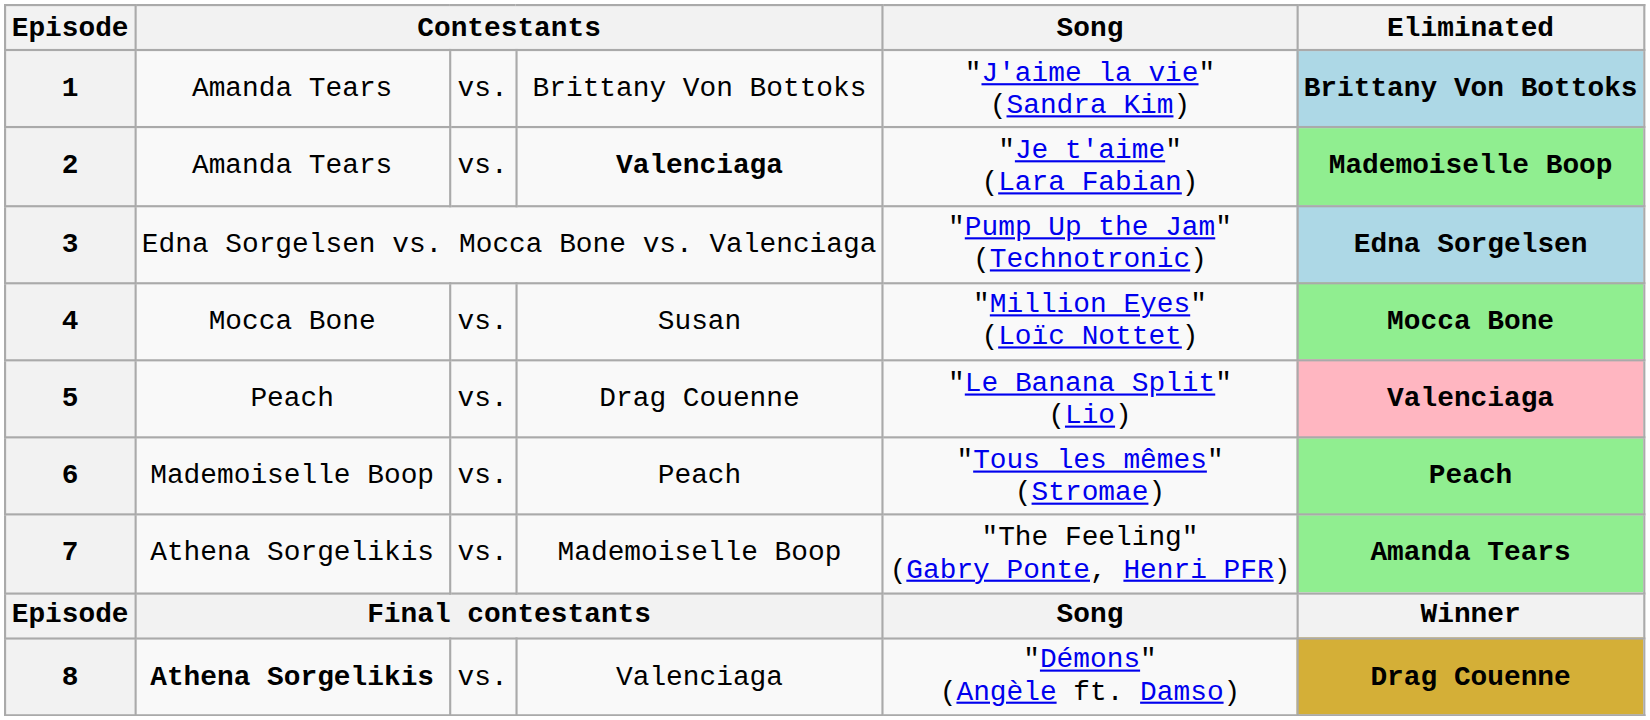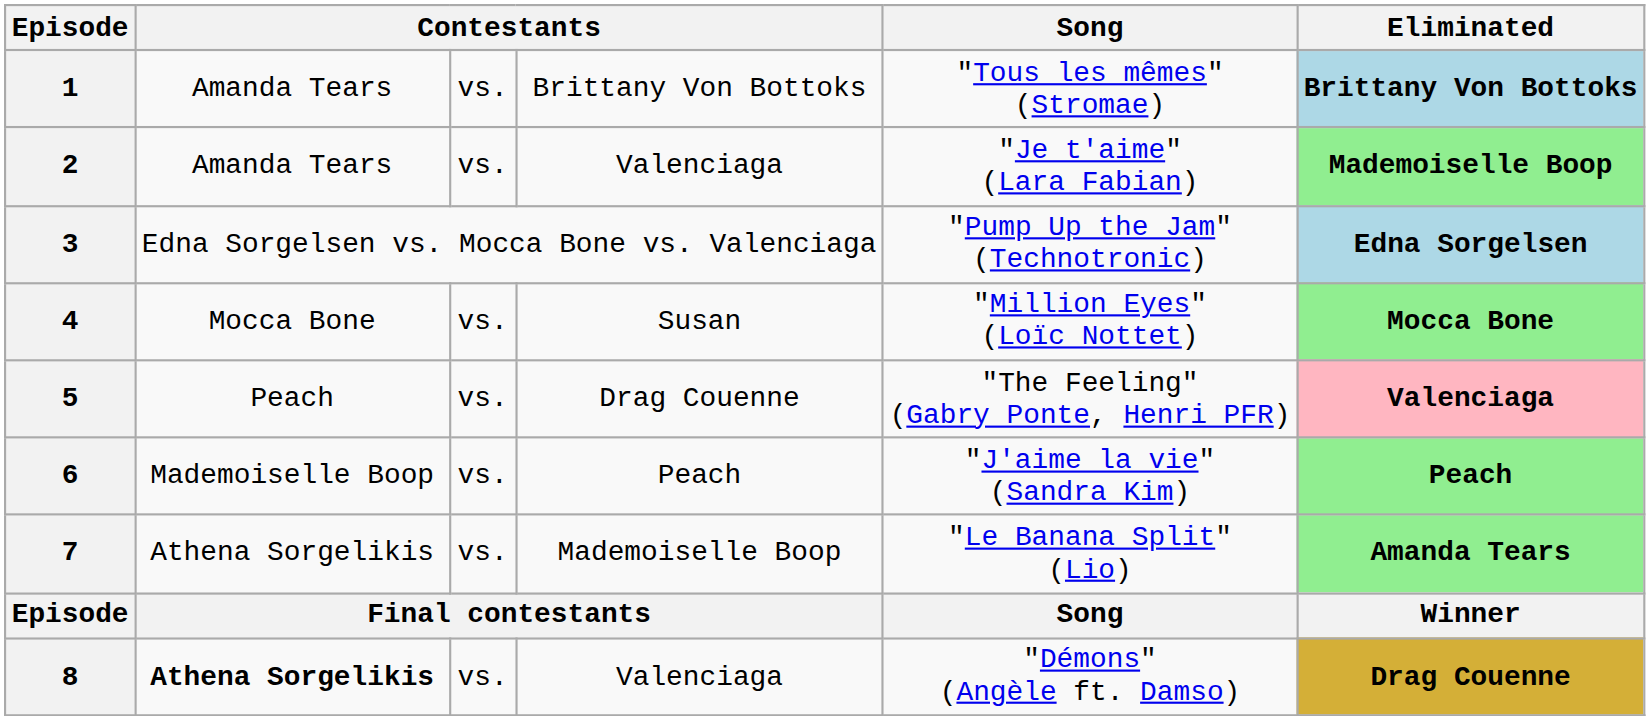(1090, 89) "J'aime la vie" (Sandra Kim) -> (1090, 89) "Tous les mêmes" (Stromae)
(700, 167) bold -> (700, 167) normal
(1090, 399) "Le Banana Split" (Lio) -> (1090, 399) "The Feeling" (Gabry Ponte, Henri PFR)
(1090, 476) "Tous les mêmes" (Stromae) -> (1090, 476) "J'aime la vie" (Sandra Kim)
(1090, 554) "The Feeling" (Gabry Ponte, Henri PFR) -> (1090, 554) "Le Banana Split" (Lio)
